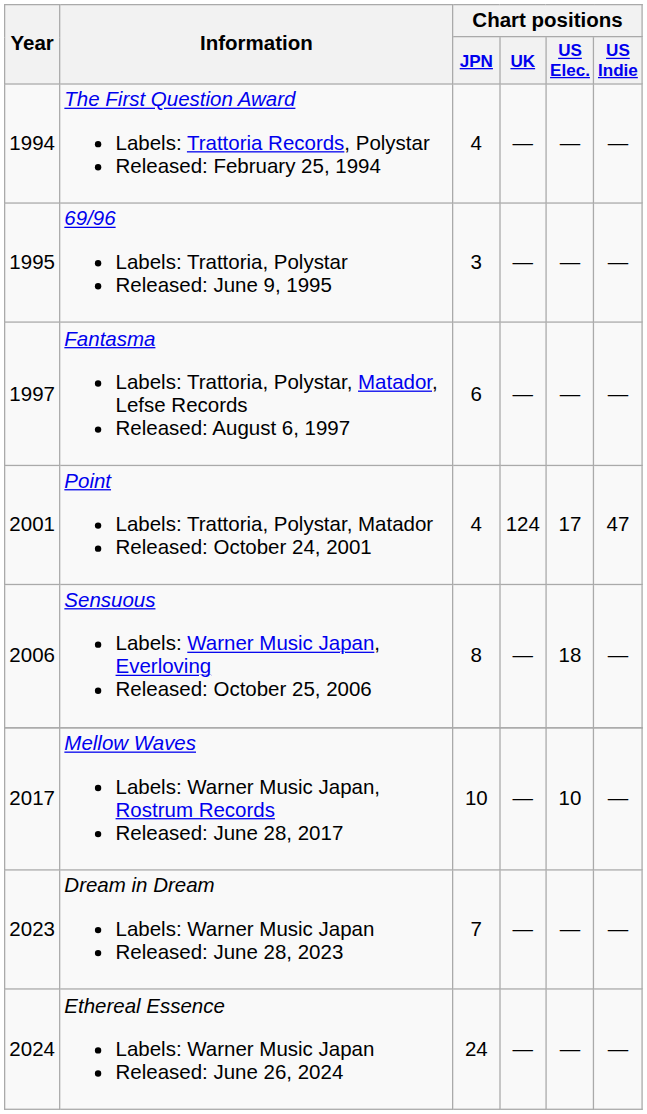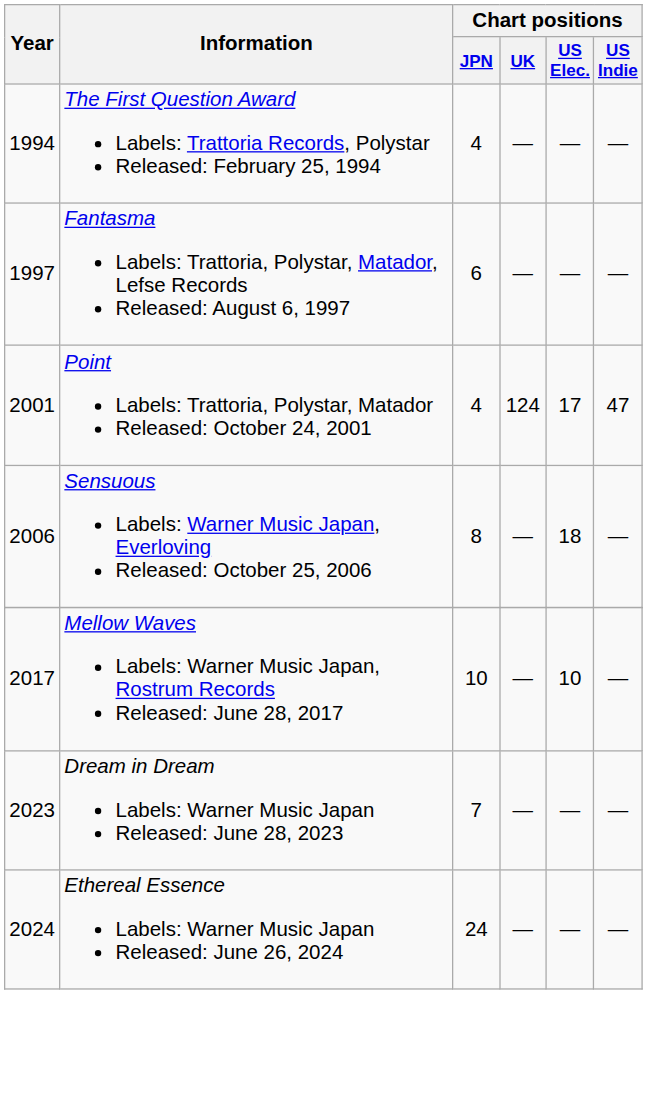- row: (256, 253)
